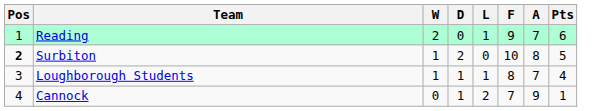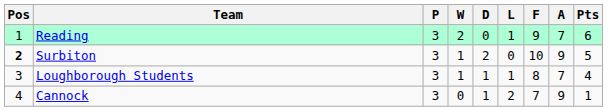+ column: (435, 15)
(536, 55) 8 -> (561, 55) 9
